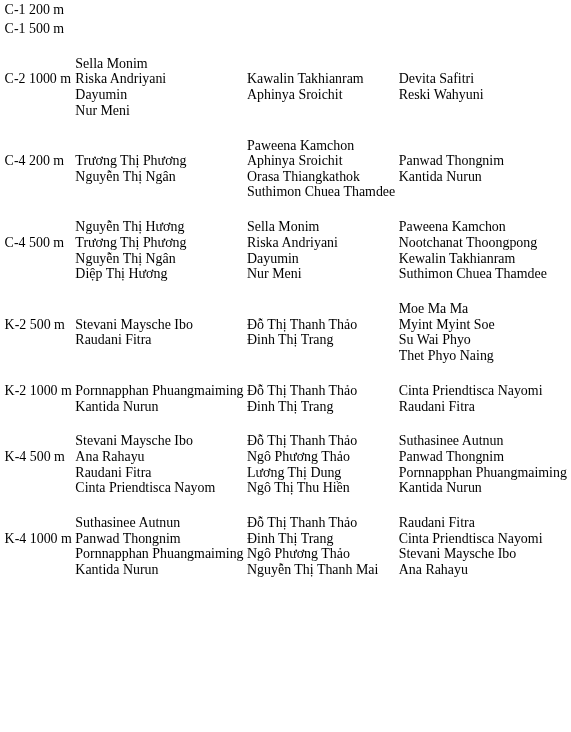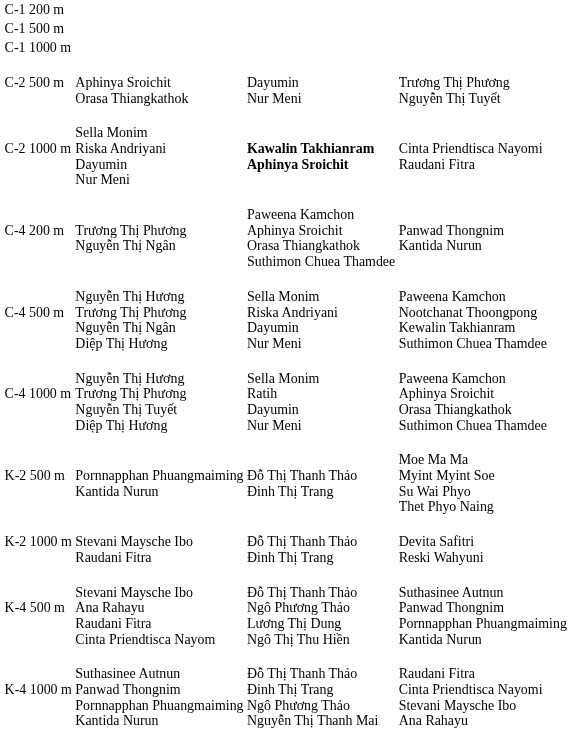+ row: (38, 47)
+ row: (34, 82)
(305, 86) normal -> (311, 156) bold
(441, 86) Devita Safitri Reski Wahyuni -> (471, 156) Cinta Priendtisca Nayomi Raudani Fitra
+ row: (38, 394)
(134, 332) Stevani Maysche Ibo Raudani Fitra -> (159, 483) Pornnapphan Phuangmaiming Kantida Nurun
(159, 398) Pornnapphan Phuangmaiming Kantida Nurun -> (134, 549) Stevani Maysche Ibo Raudani Fitra
(471, 398) Cinta Priendtisca Nayomi Raudani Fitra -> (441, 549) Devita Safitri Reski Wahyuni
